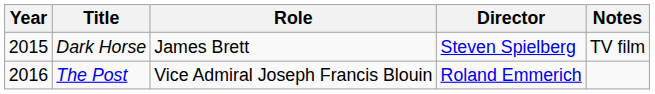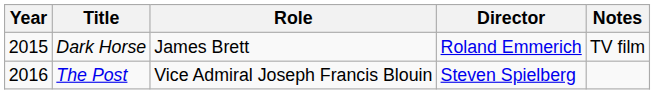(508, 46) Steven Spielberg -> (511, 46) Roland Emmerich
(511, 74) Roland Emmerich -> (508, 74) Steven Spielberg
